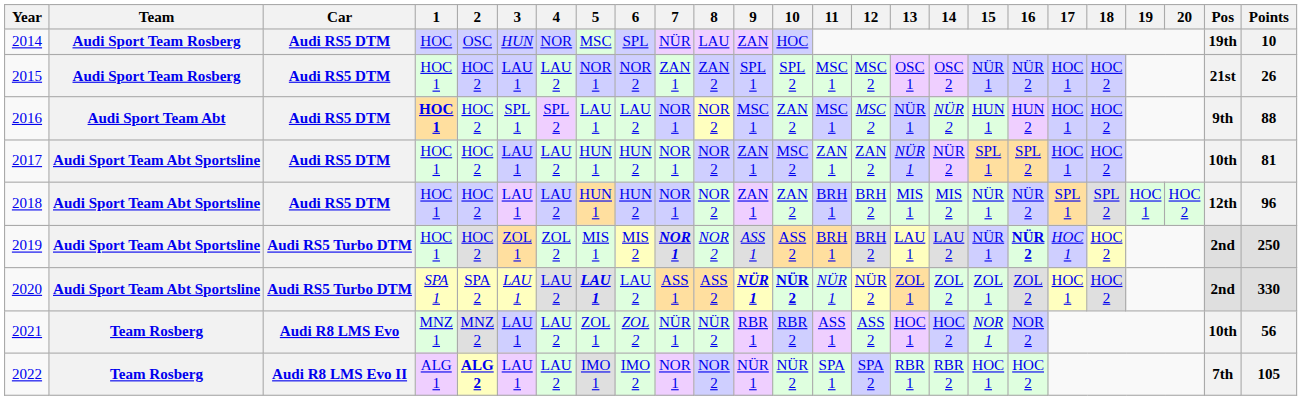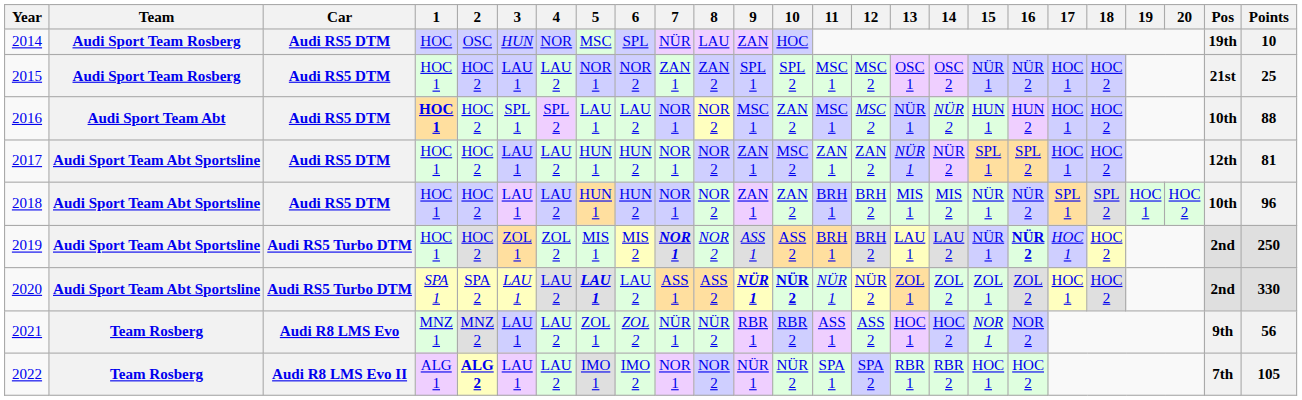(1269, 75) 26 -> (1269, 75) 25
(1223, 117) 9th -> (1223, 117) 10th
(1223, 160) 10th -> (1223, 160) 12th
(1223, 203) 12th -> (1223, 203) 10th
(1223, 331) 10th -> (1223, 331) 9th
